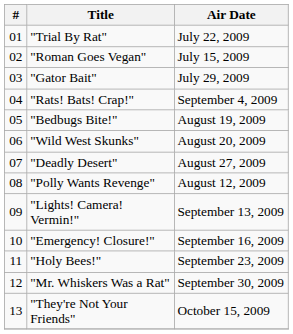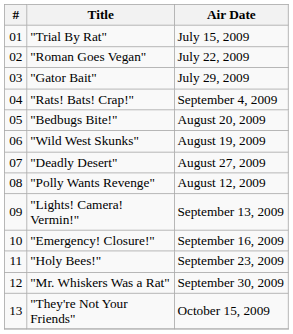(213, 36) July 22, 2009 -> (213, 36) July 15, 2009
(213, 57) July 15, 2009 -> (213, 57) July 22, 2009
(222, 120) August 19, 2009 -> (222, 120) August 20, 2009
(222, 141) August 20, 2009 -> (222, 141) August 19, 2009
